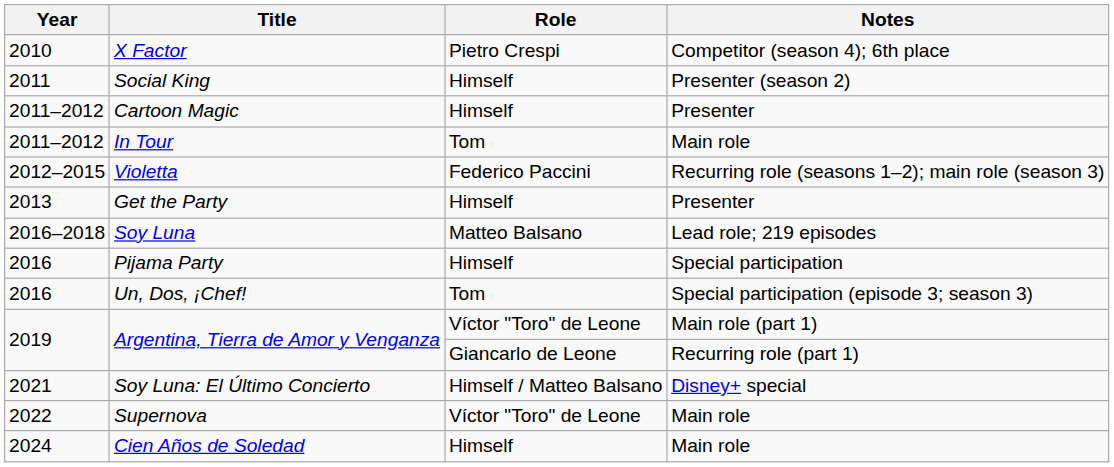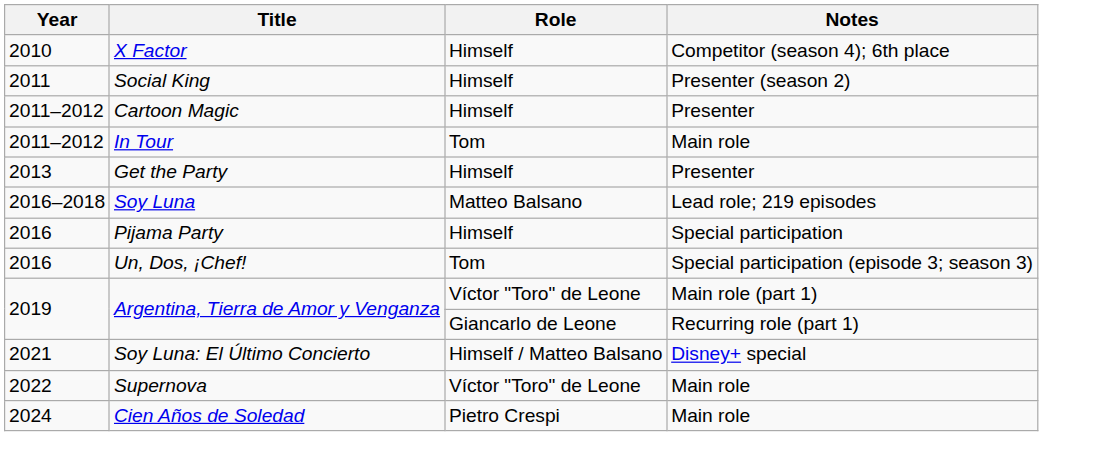(504, 50) Pietro Crespi -> (481, 50) Himself
- row: (146, 171)
(481, 446) Himself -> (504, 415) Pietro Crespi
